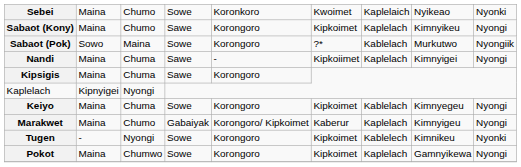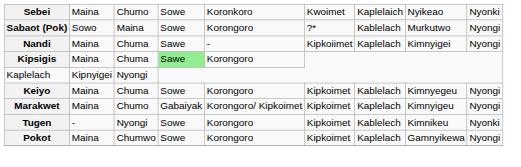- row: (40, 28)
(495, 43) Nyongiik -> (485, 28) Nyongi
(179, 75) no background -> (173, 59) lightgreen background
(331, 122) Kaberur -> (329, 106) Kipkoimet
